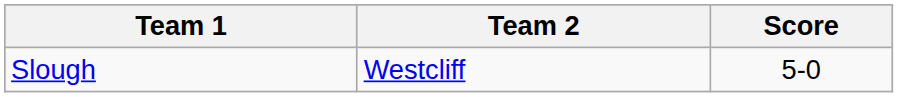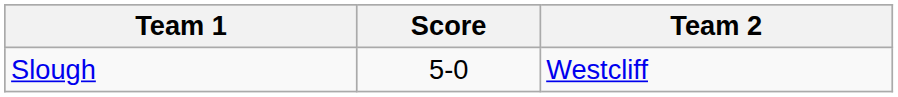columns swapped: (534, 26) <-> (801, 26)
